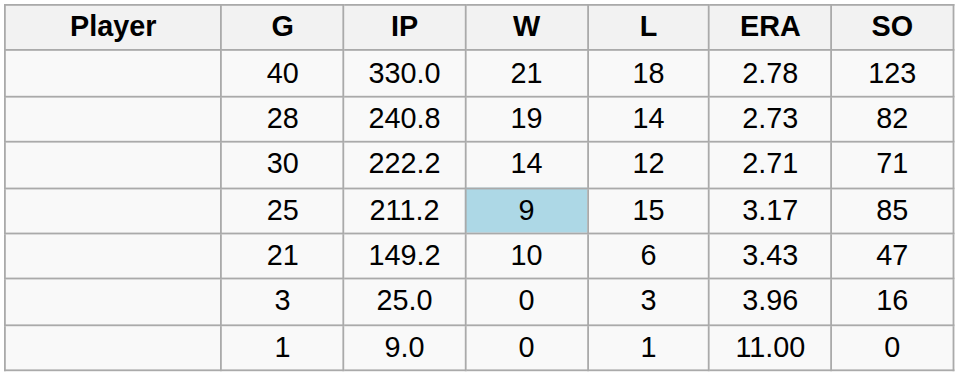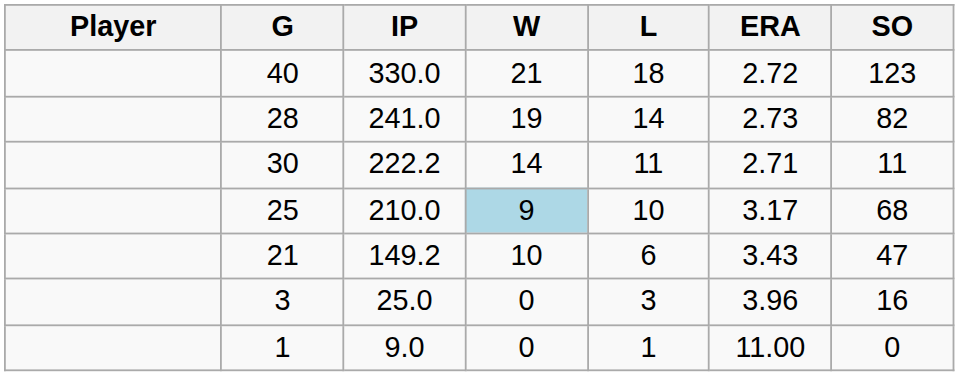(770, 73) 2.78 -> (770, 73) 2.72
(405, 118) 240.8 -> (405, 118) 241.0
(648, 164) 12 -> (648, 164) 11
(892, 164) 71 -> (892, 164) 11
(405, 210) 211.2 -> (405, 210) 210.0
(648, 210) 15 -> (648, 210) 10
(892, 210) 85 -> (892, 210) 68
